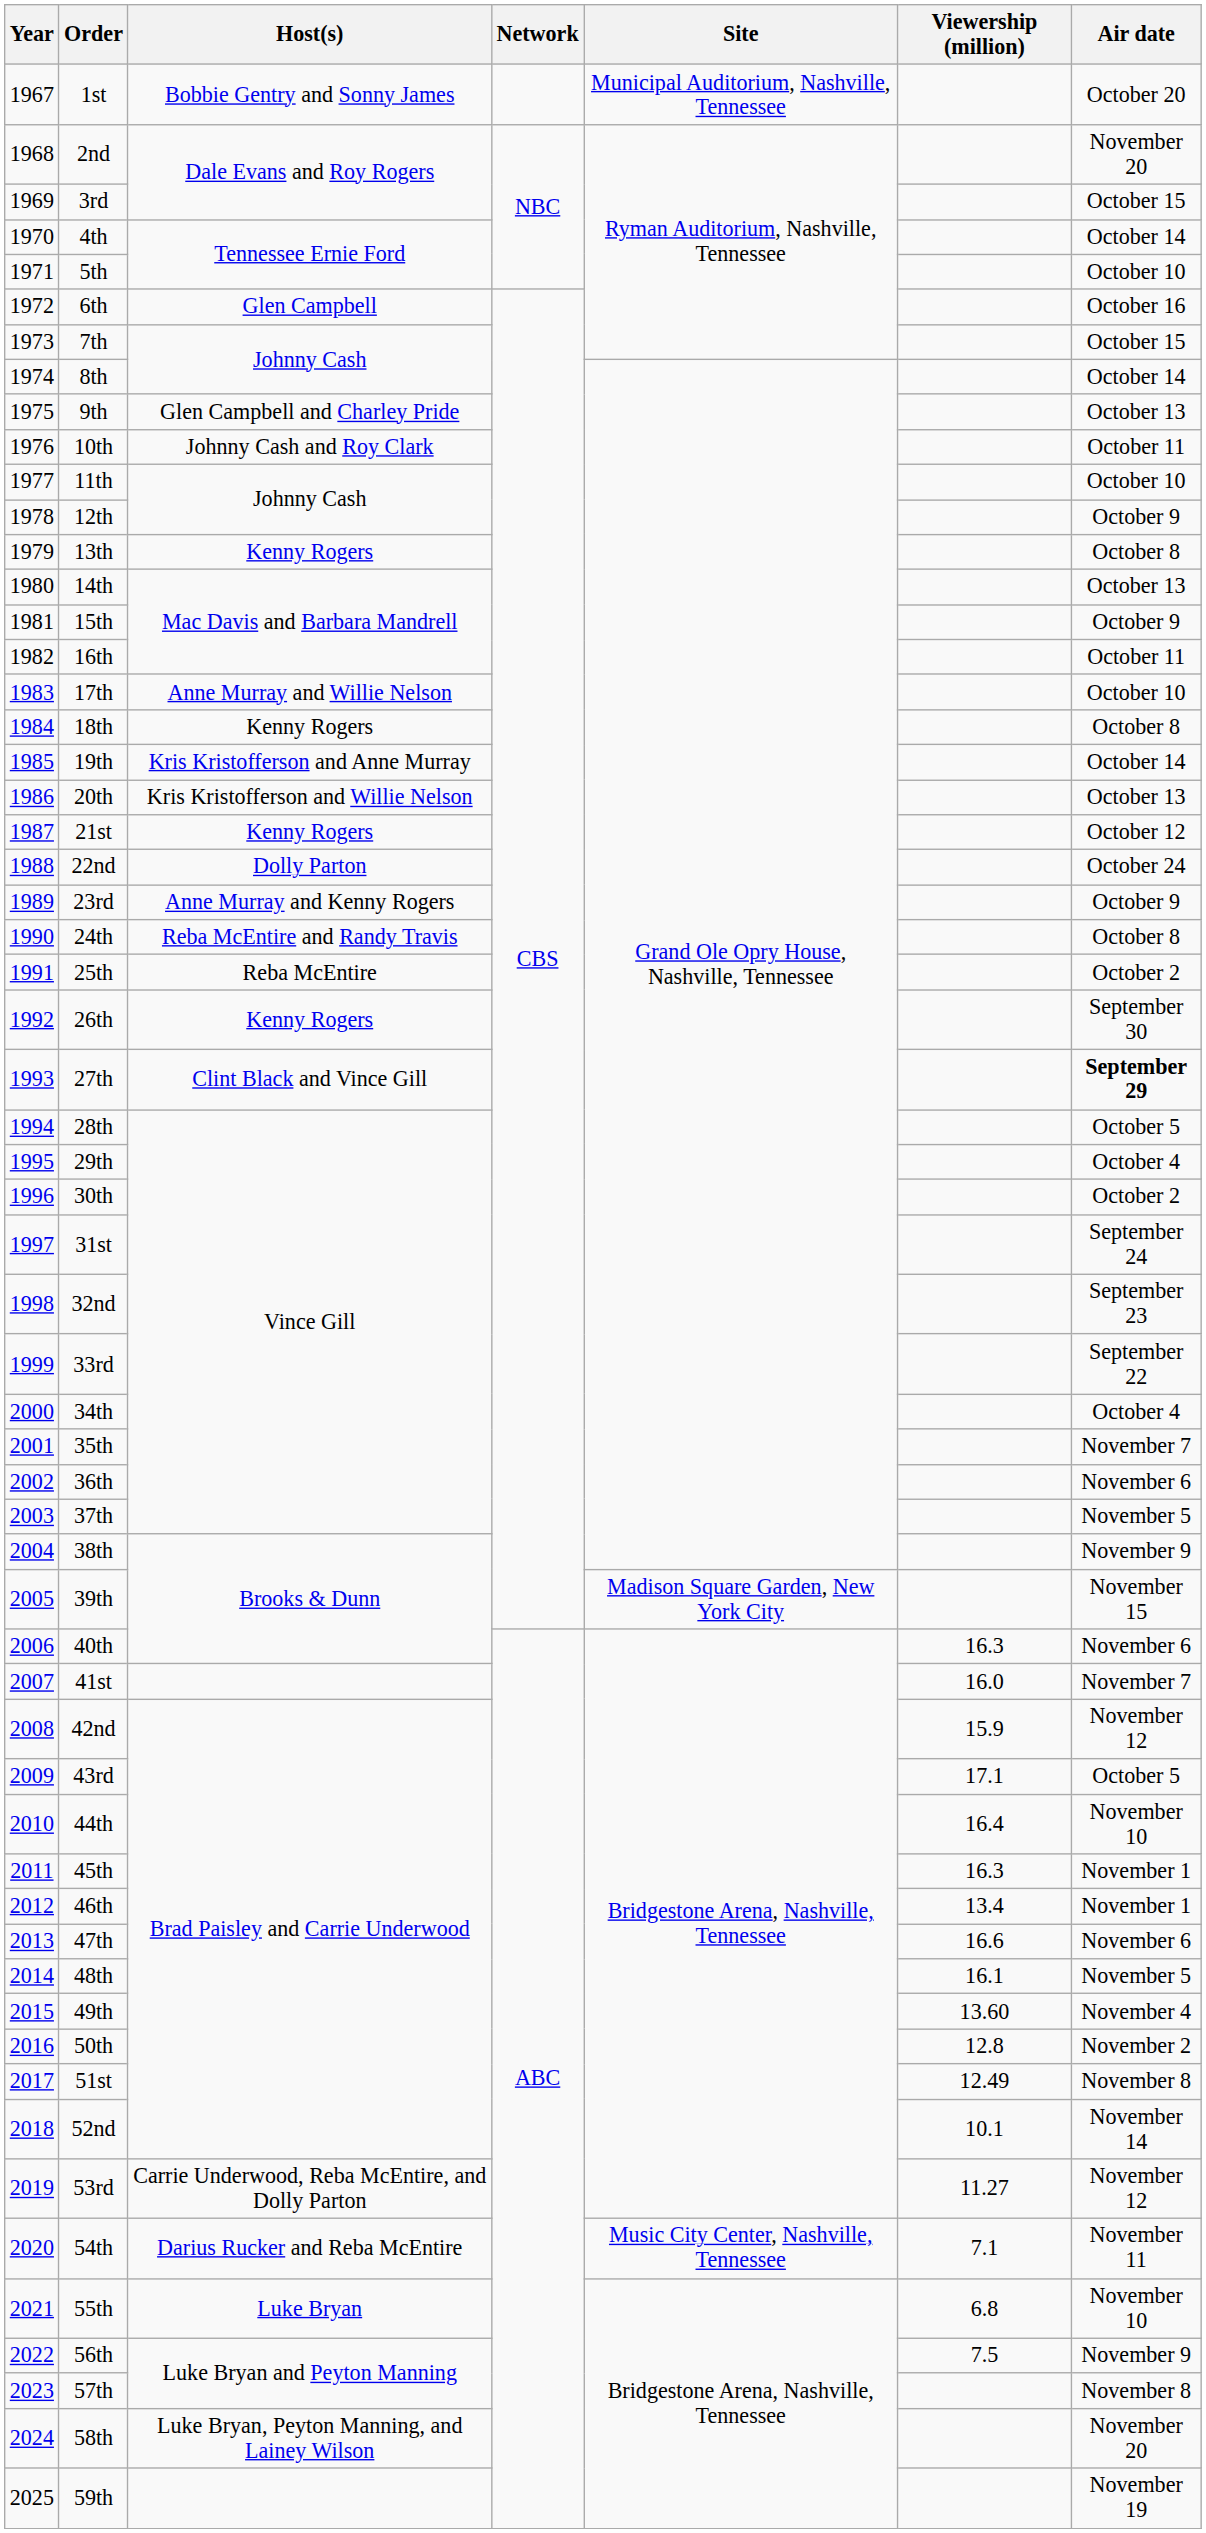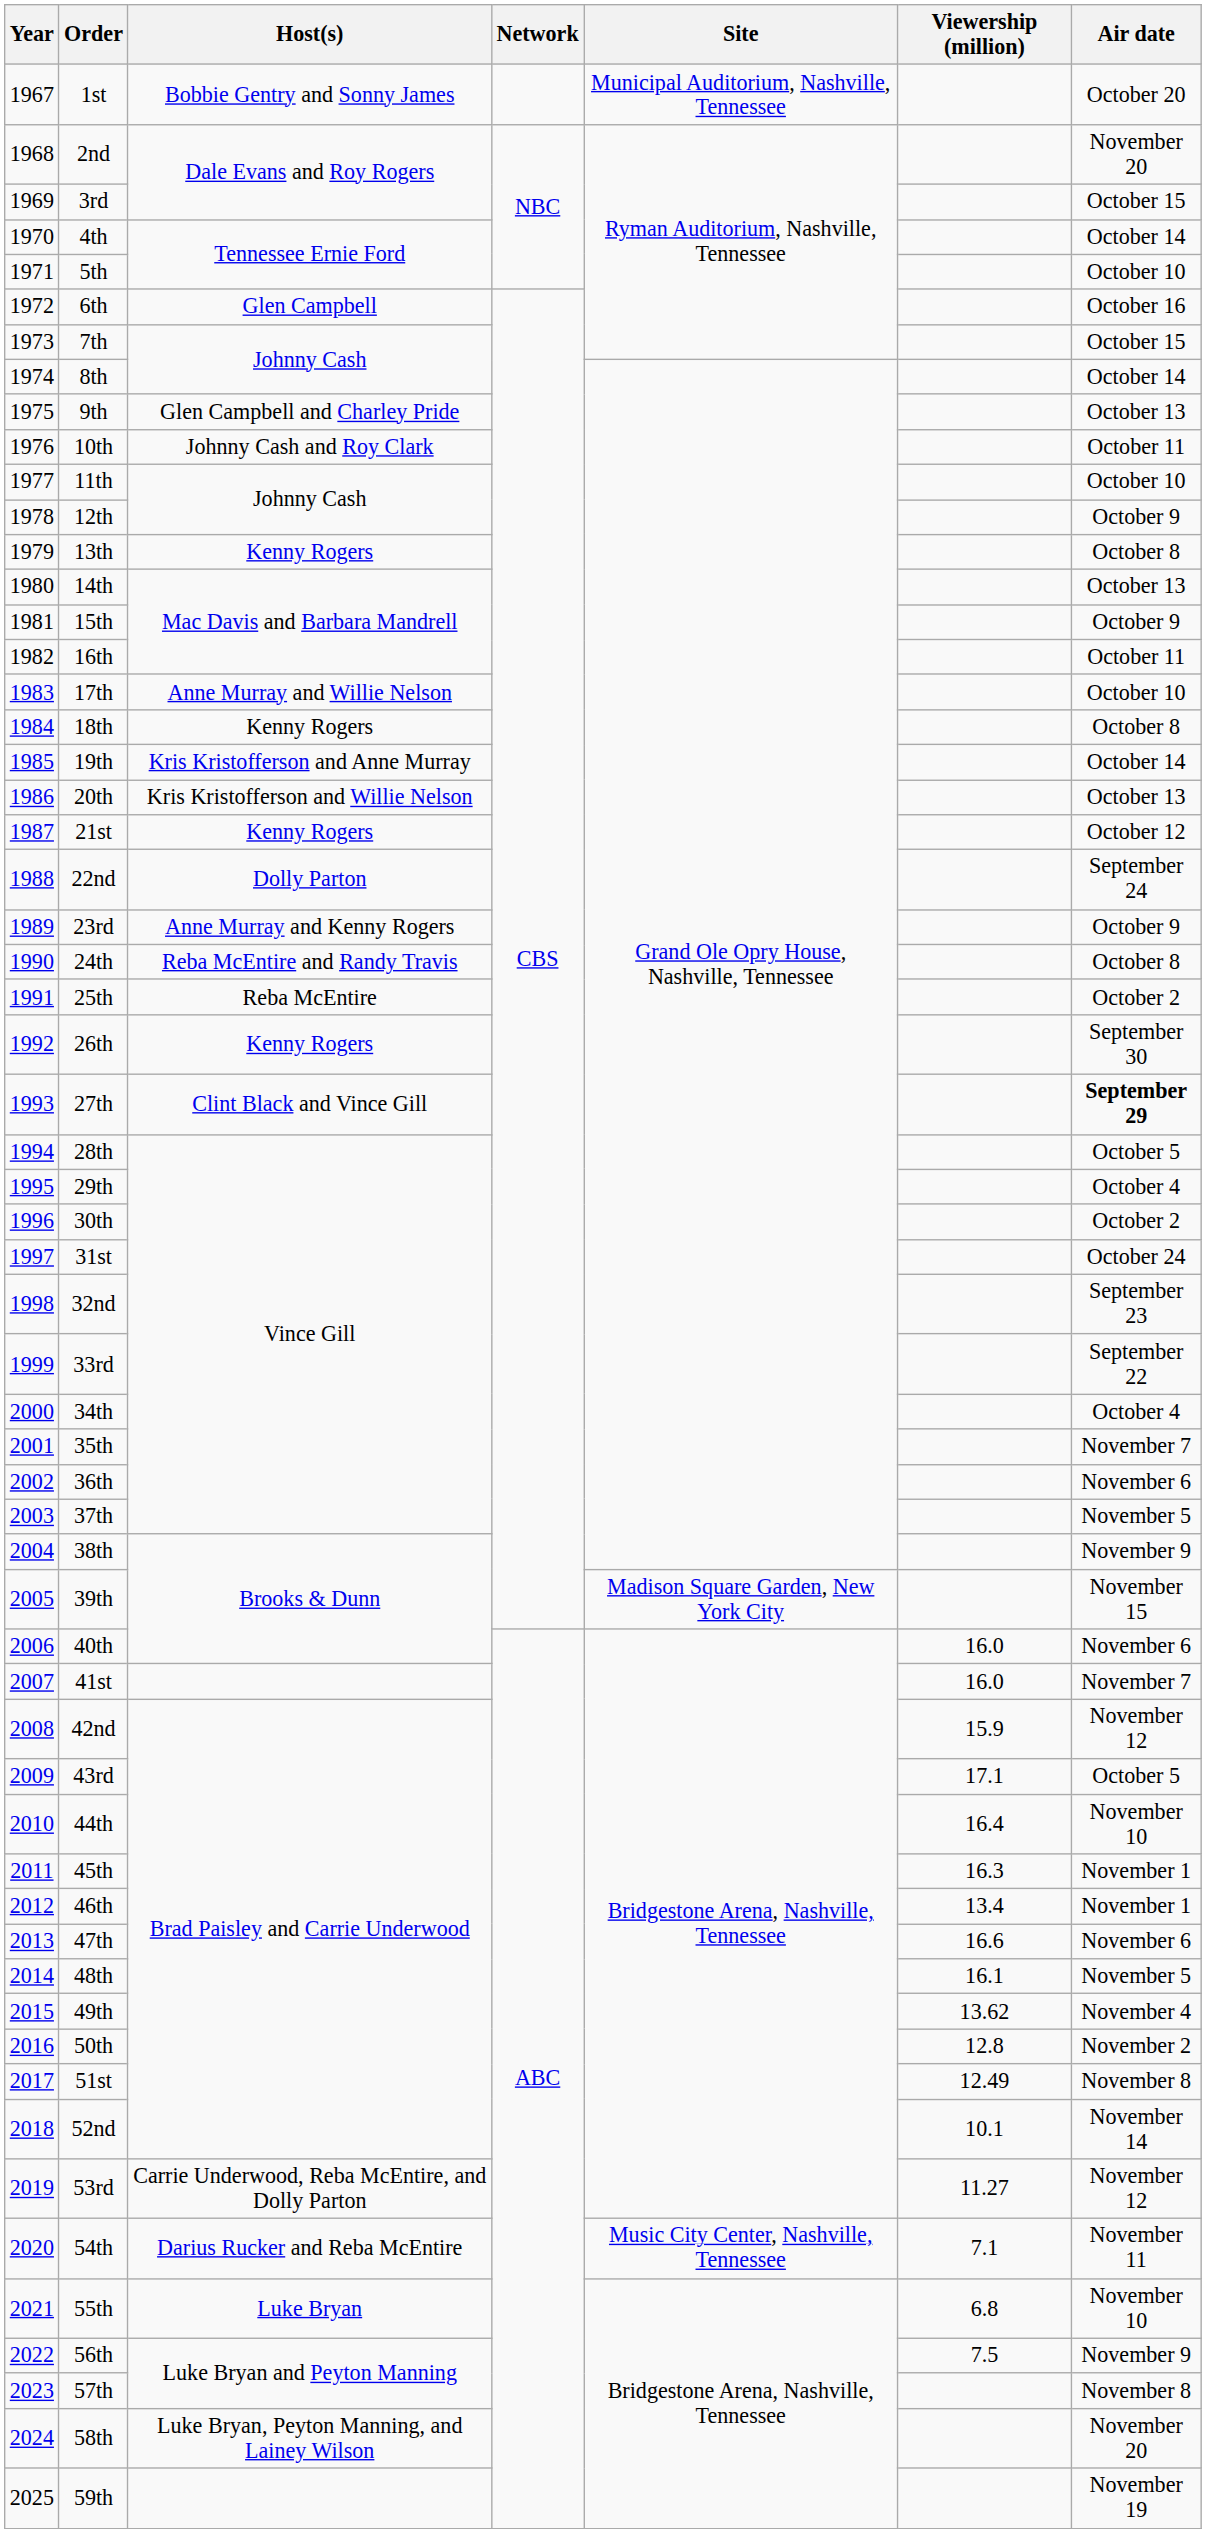(1136, 866) October 24 -> (1136, 879) September 24
(1136, 1244) September 24 -> (1136, 1256) October 24
(984, 1646) 16.3 -> (984, 1646) 16.0
(984, 2011) 13.60 -> (984, 2011) 13.62
